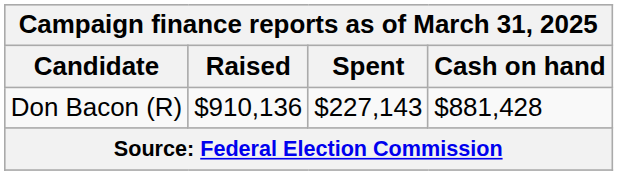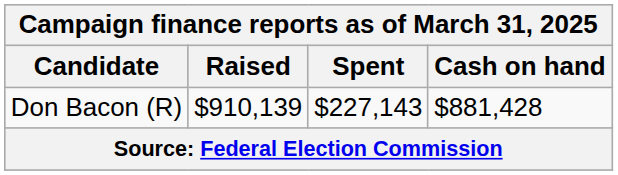(248, 107) $910,136 -> (248, 107) $910,139
